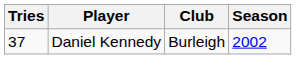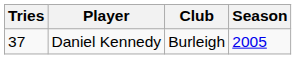(250, 41) 2002 -> (250, 41) 2005
